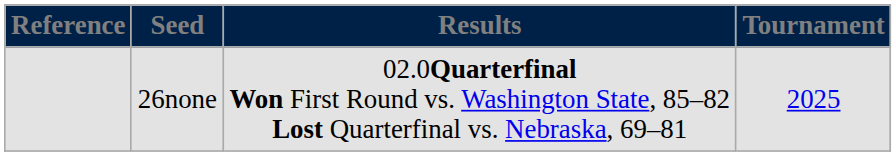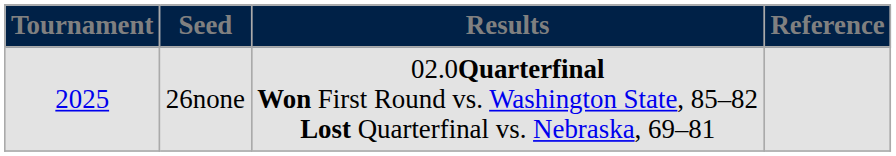columns swapped: (814, 25) <-> (68, 25)
